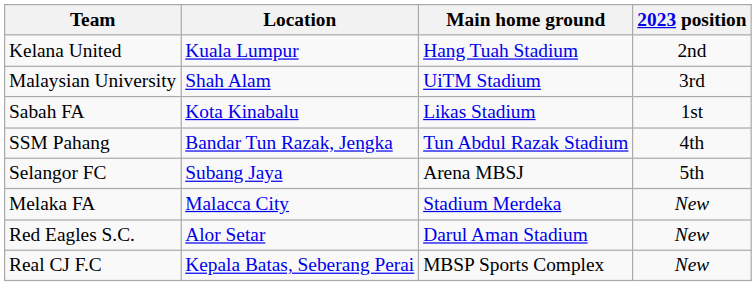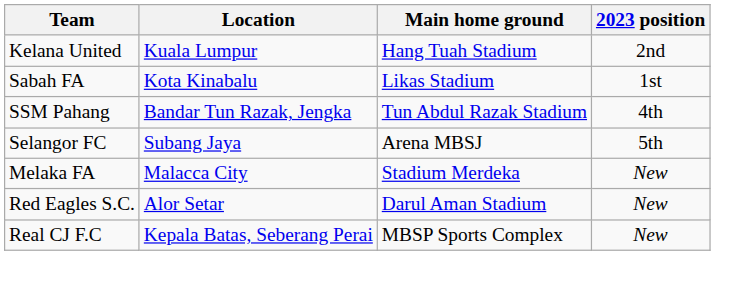- row: (93, 81)
